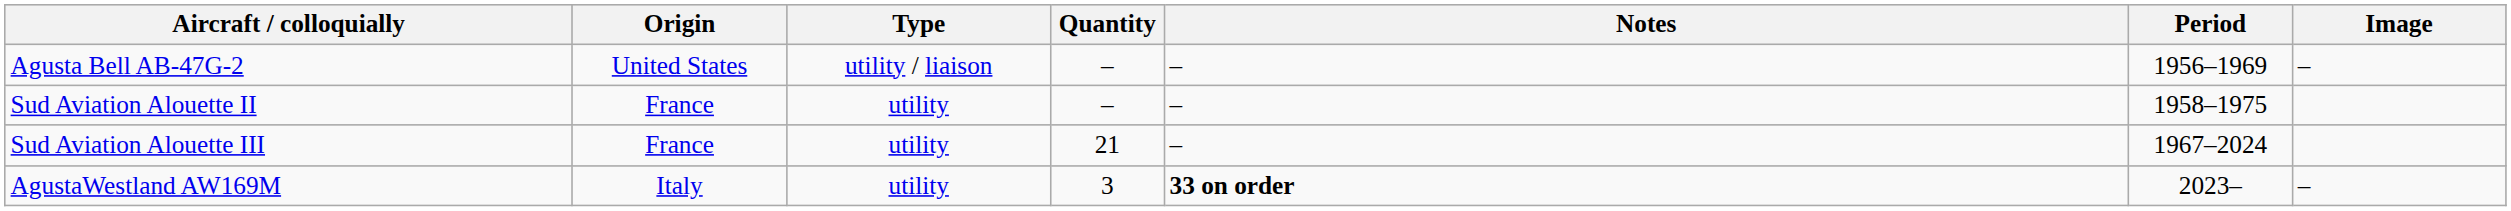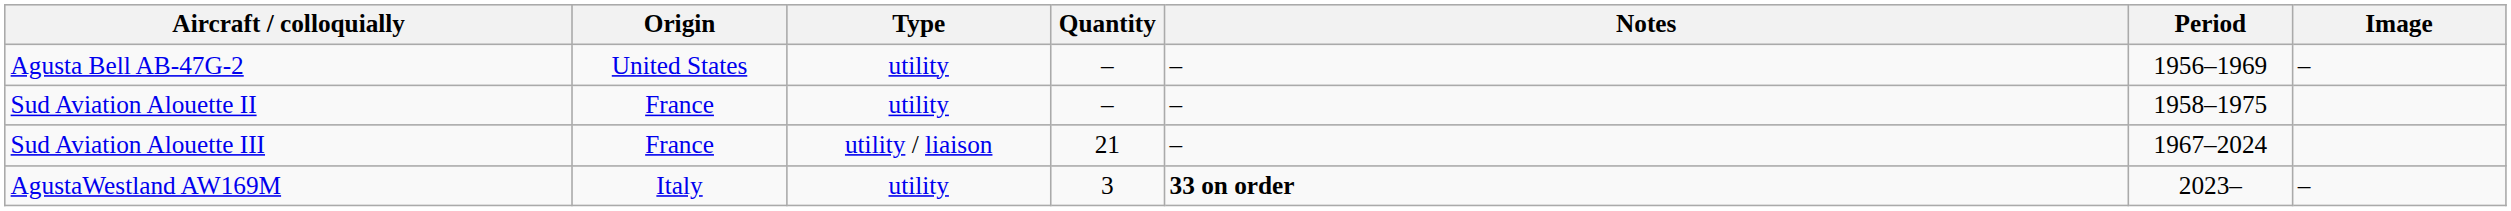(919, 64) utility / liaison -> (919, 64) utility
(919, 144) utility -> (919, 144) utility / liaison
